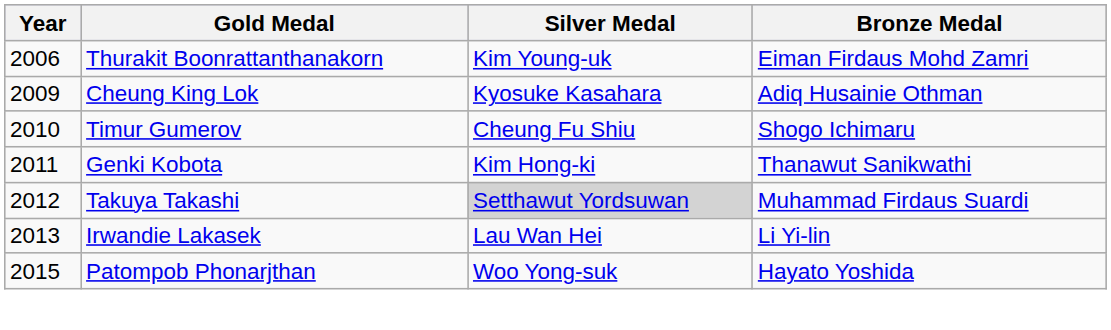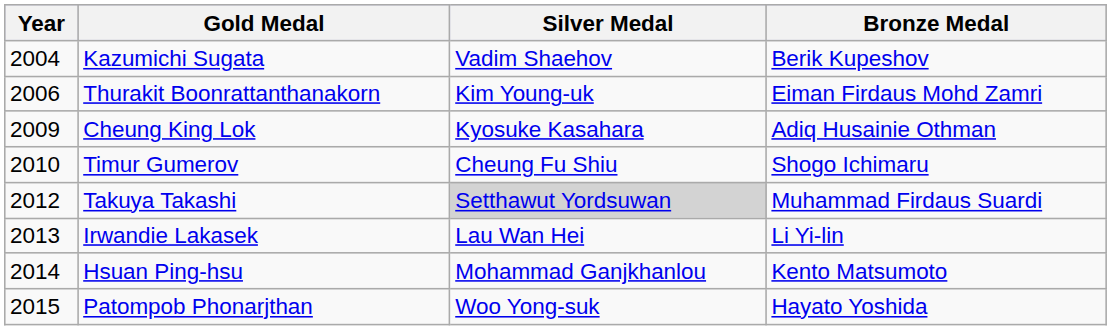+ row: (174, 58)
- row: (154, 165)
+ row: (163, 271)
